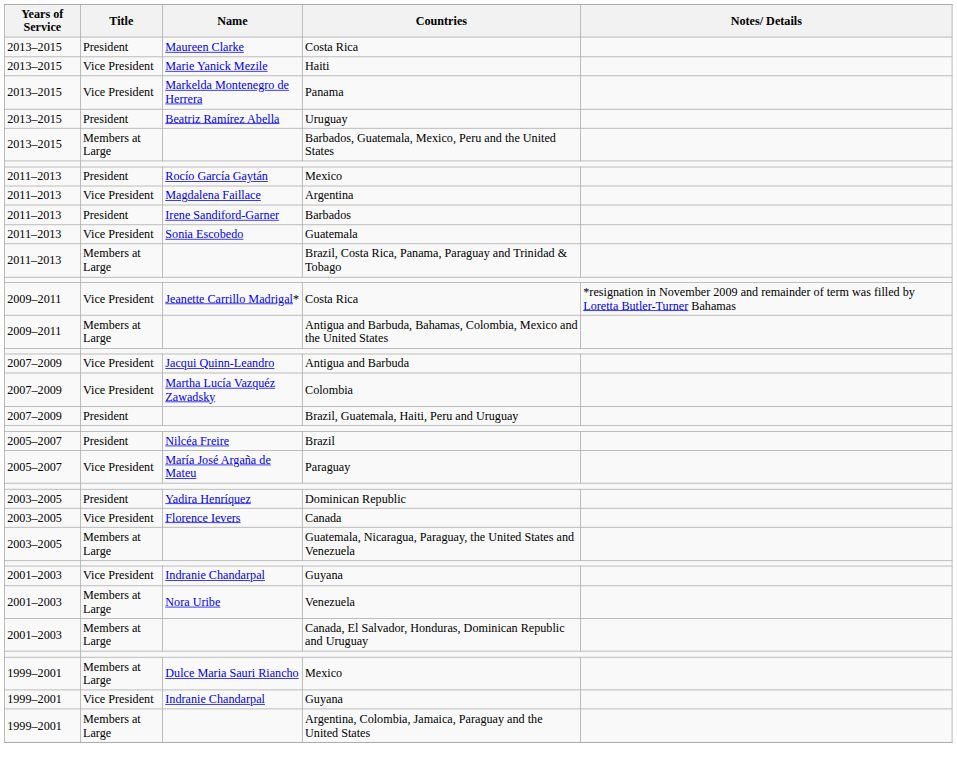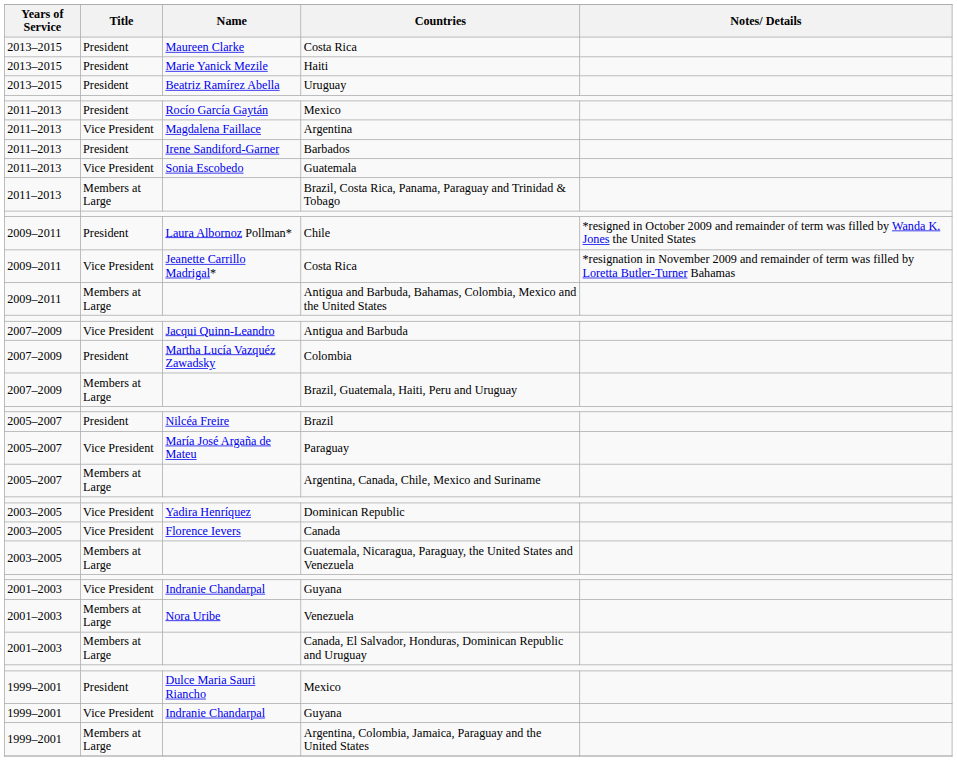(118, 66) Vice President -> (106, 66) President
- row: (35, 92)
- row: (35, 144)
+ row: (34, 233)
(118, 389) Vice President -> (106, 356) President
(106, 415) President -> (112, 389) Members at Large
+ row: (35, 480)
(106, 498) President -> (118, 512) Vice President
(112, 673) Members at Large -> (106, 687) President
